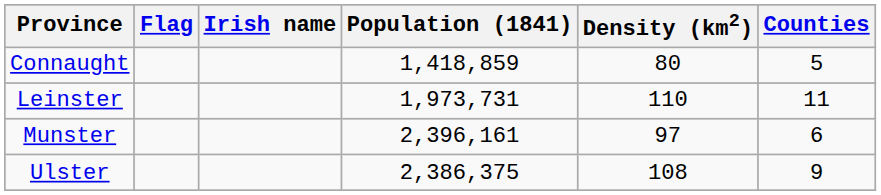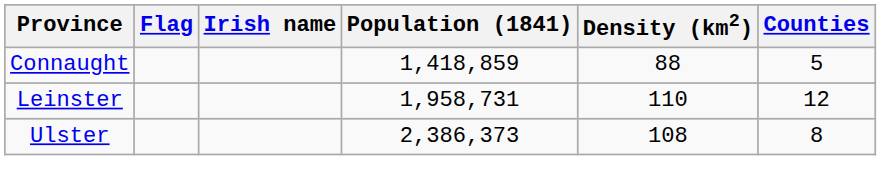(668, 65) 80 -> (668, 65) 88
(459, 101) 1,973,731 -> (459, 101) 1,958,731
(817, 101) 11 -> (817, 101) 12
- row: (70, 137)
(459, 173) 2,386,375 -> (459, 137) 2,386,373
(817, 173) 9 -> (817, 137) 8
